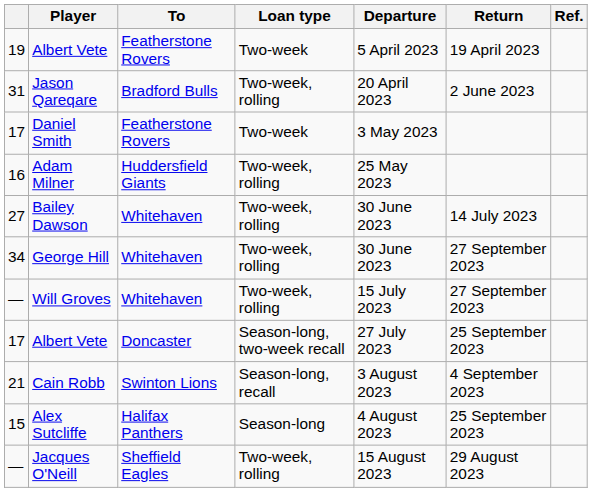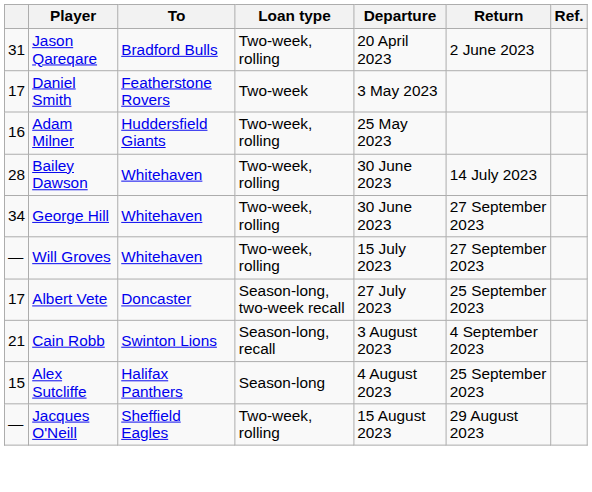- row: (70, 49)
(17, 216) 27 -> (17, 174) 28
